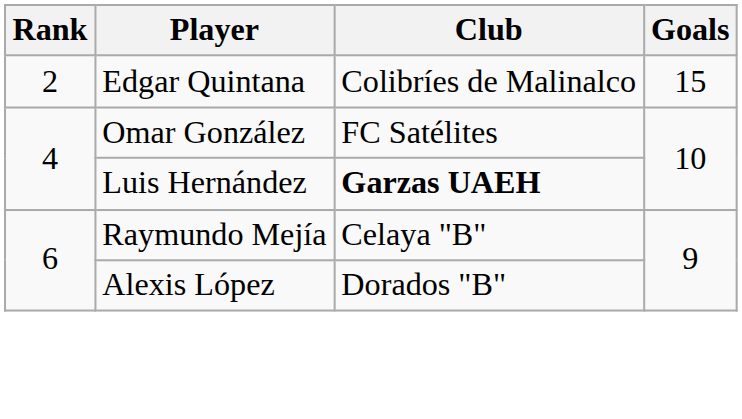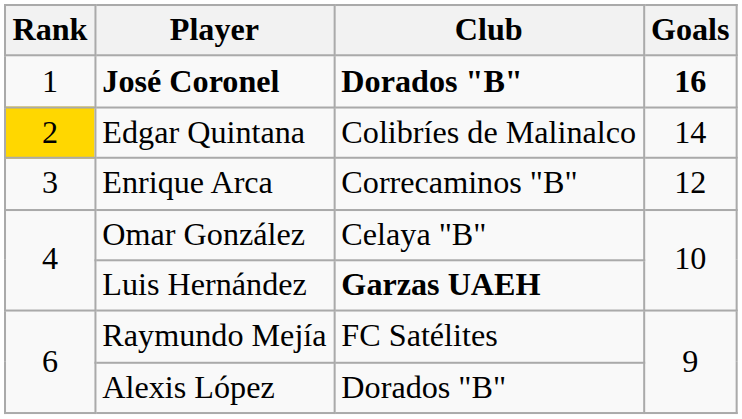+ row: (191, 81)
(50, 81) no background -> (50, 132) gold background
(690, 81) 15 -> (690, 132) 14
+ row: (188, 183)
(420, 132) FC Satélites -> (414, 234) Celaya "B"
(414, 234) Celaya "B" -> (420, 336) FC Satélites
